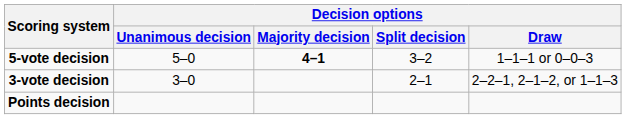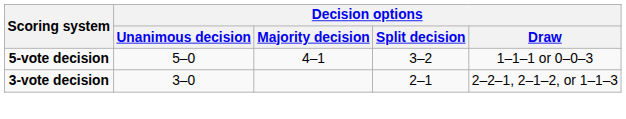(314, 59) bold -> (314, 59) normal
- row: (59, 102)
